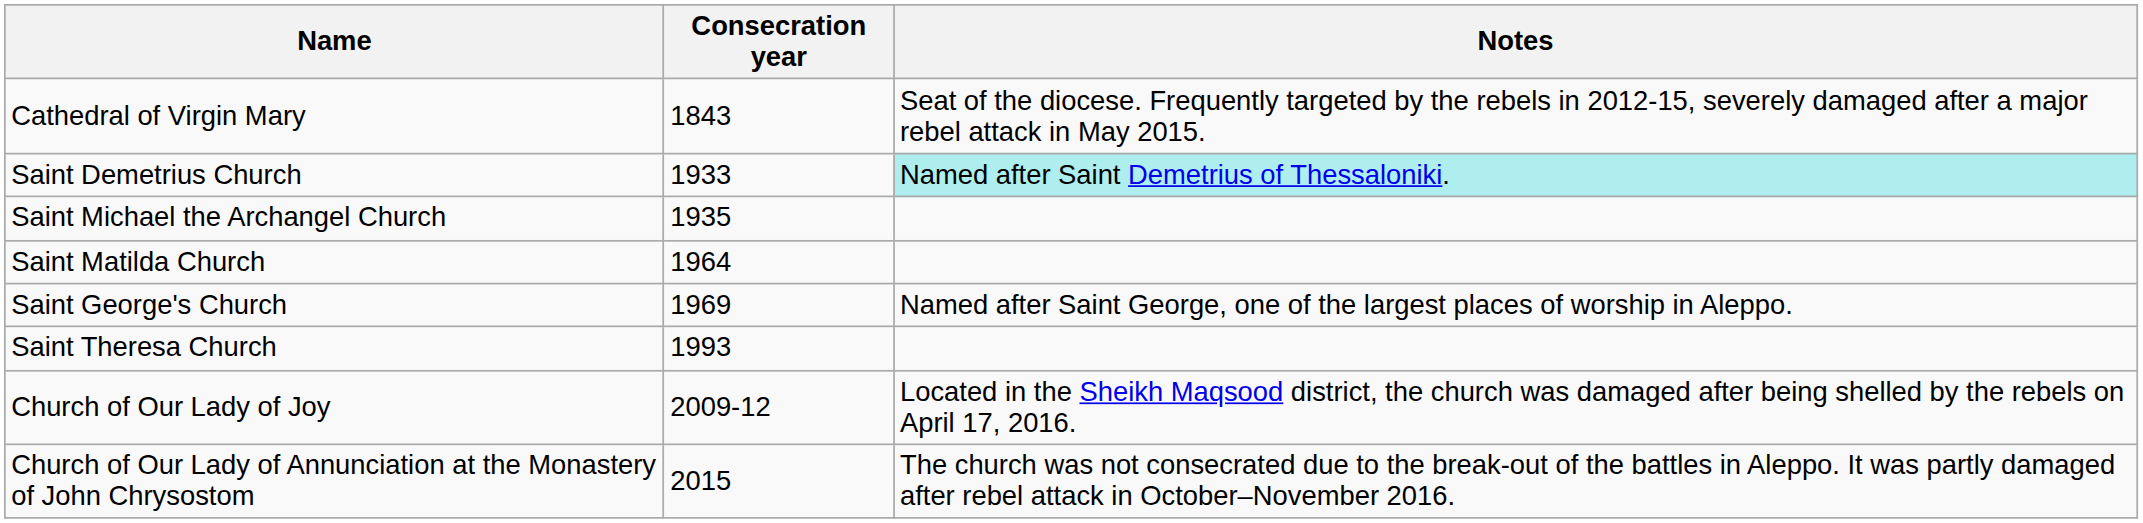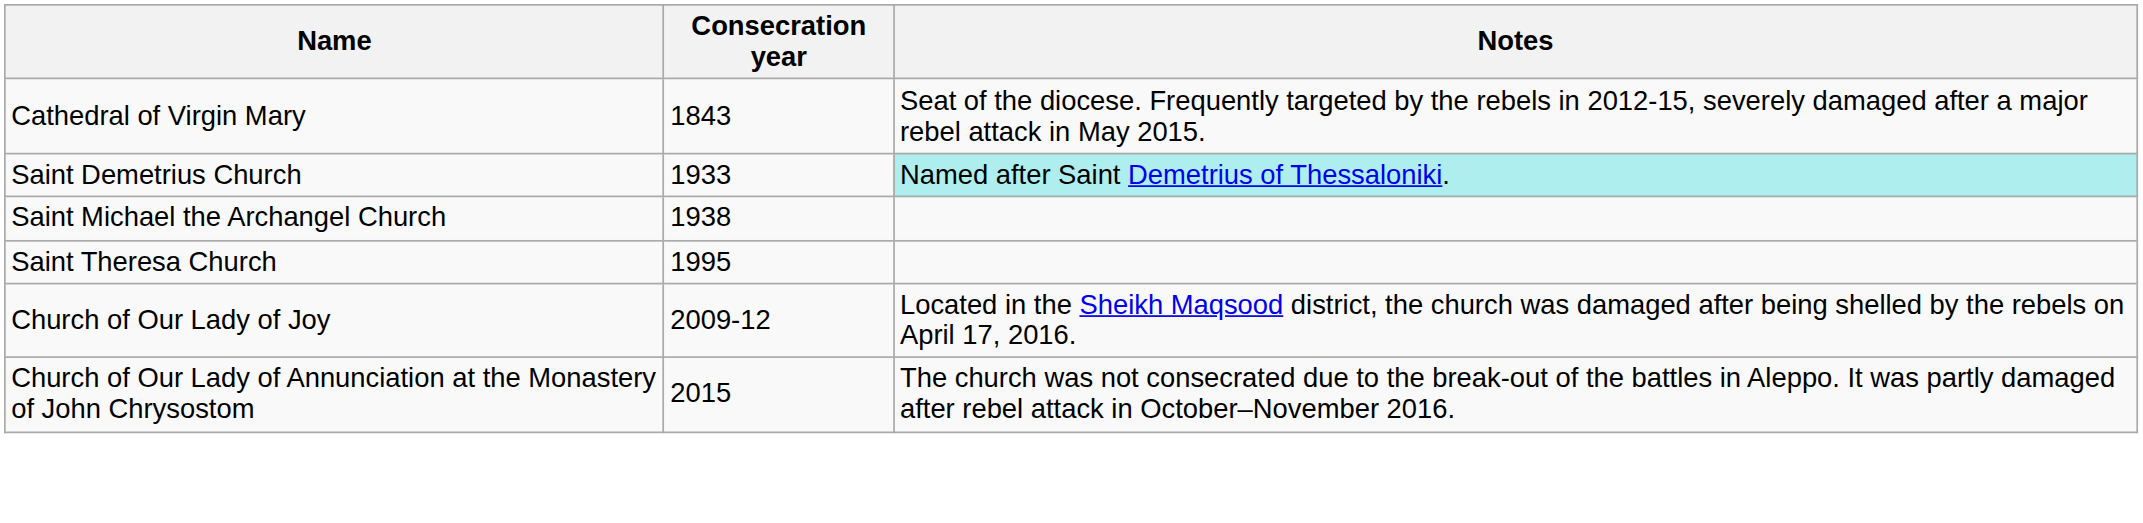(701, 217) 1935 -> (701, 217) 1938
- row: (138, 261)
- row: (149, 304)
(701, 348) 1993 -> (701, 261) 1995
